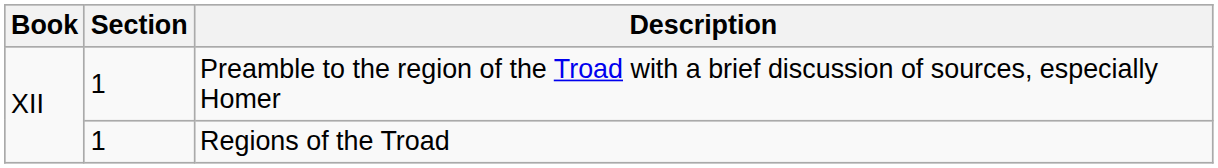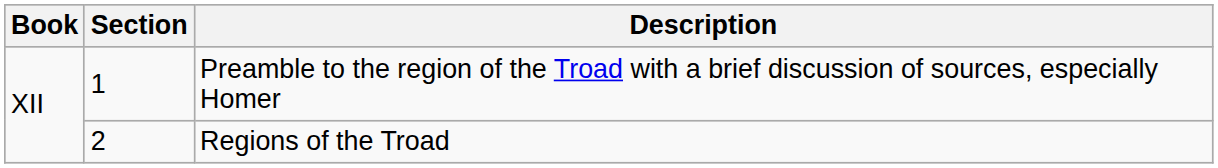(98, 141) 1 -> (98, 141) 2
